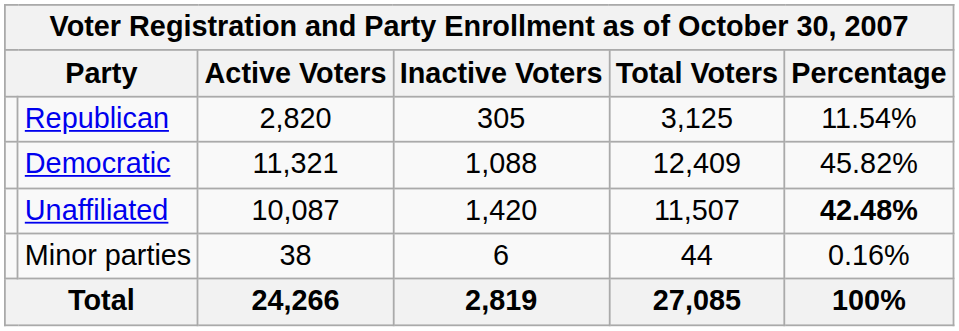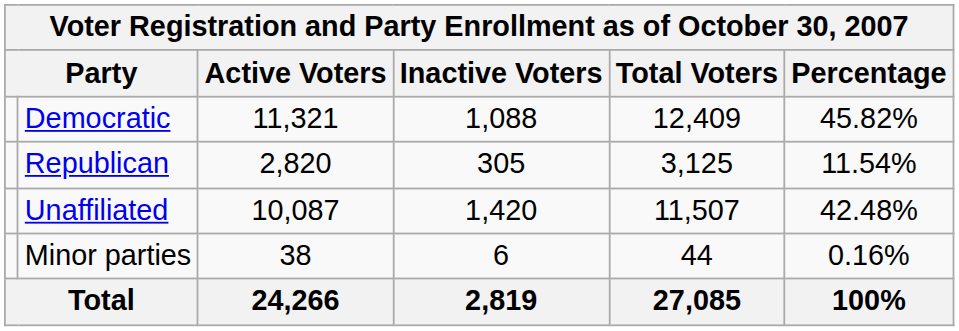rows swapped: (98, 164) <-> (97, 118)
(869, 210) bold -> (869, 210) normal
